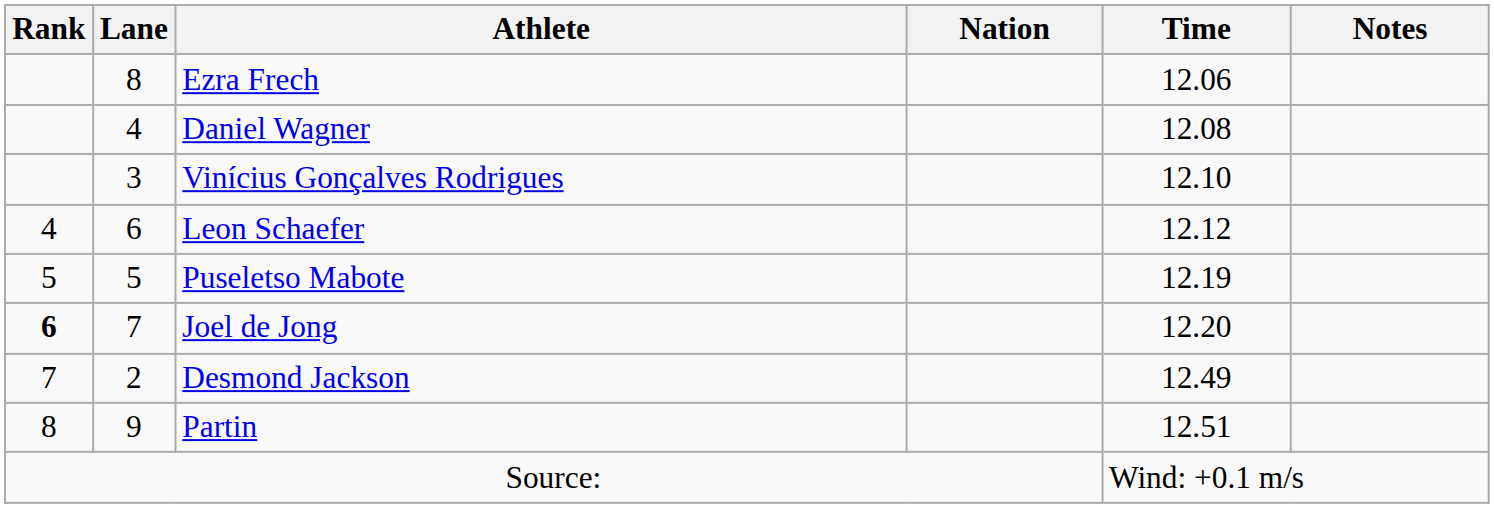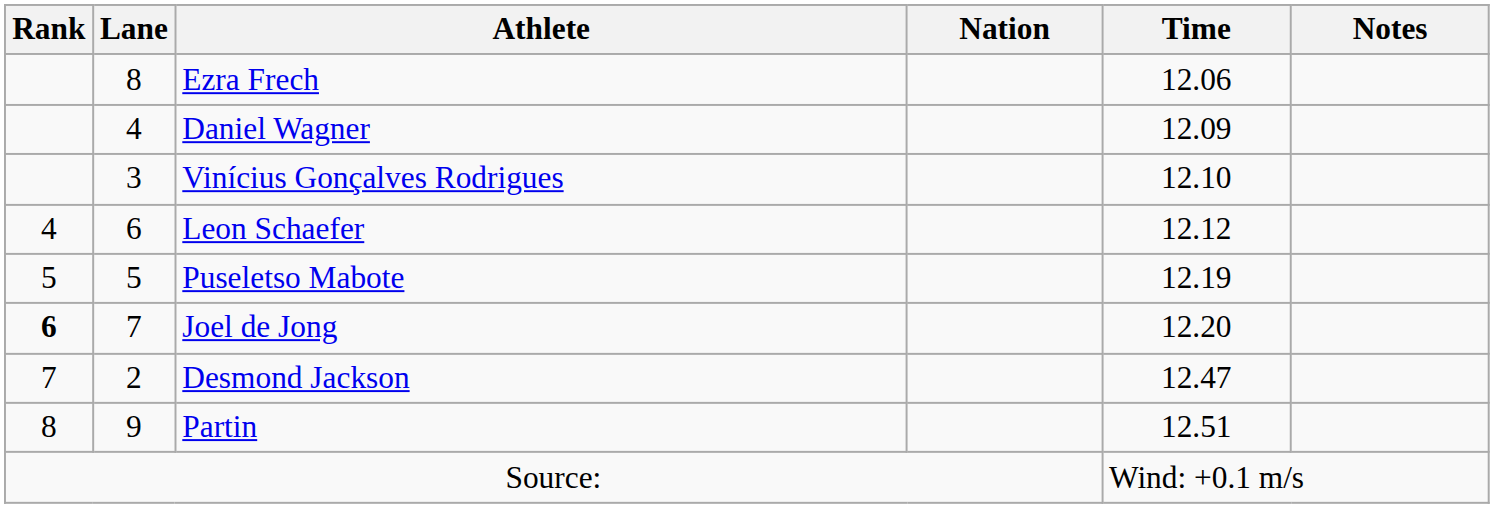(1196, 128) 12.08 -> (1196, 128) 12.09
(1196, 377) 12.49 -> (1196, 377) 12.47
